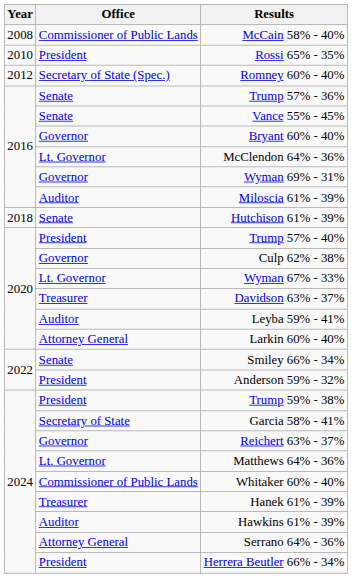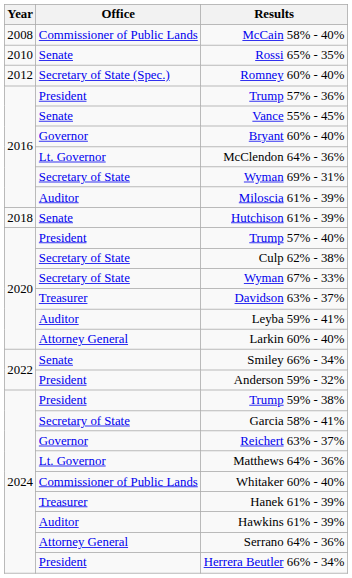(63, 55) President -> (56, 55) Senate
(56, 95) Senate -> (63, 95) President
(63, 177) Governor -> (84, 177) Secretary of State
(63, 258) Governor -> (84, 258) Secretary of State
(72, 278) Lt. Governor -> (84, 278) Secretary of State
